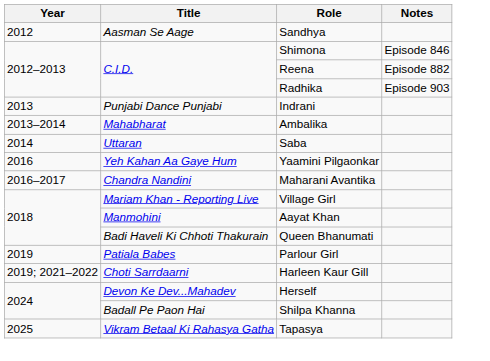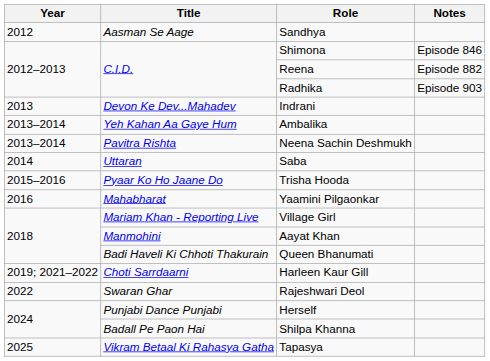(162, 106) Punjabi Dance Punjabi -> (169, 106) Devon Ke Dev...Mahadev
(135, 124) Mahabharat -> (170, 124) Yeh Kahan Aa Gaye Hum
+ row: (346, 143)
+ row: (314, 180)
(170, 161) Yeh Kahan Aa Gaye Hum -> (135, 198) Mahabharat
- row: (327, 180)
- row: (309, 254)
+ row: (322, 291)
(169, 291) Devon Ke Dev...Mahadev -> (162, 310) Punjabi Dance Punjabi
